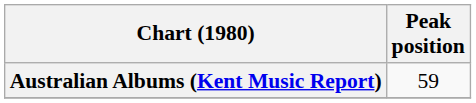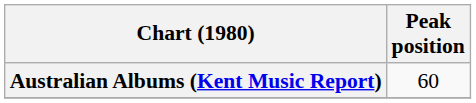(428, 80) 59 -> (428, 80) 60
